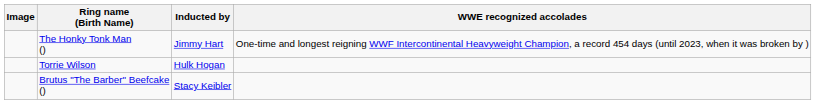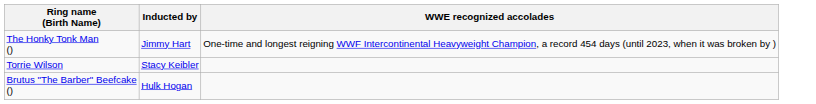- column: (21, 17)
(199, 65) Hulk Hogan -> (170, 65) Stacy Keibler
(203, 86) Stacy Keibler -> (167, 86) Hulk Hogan
